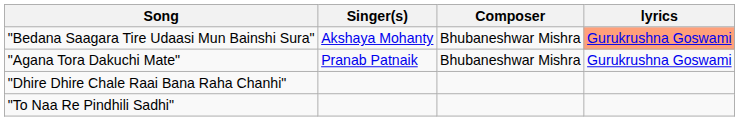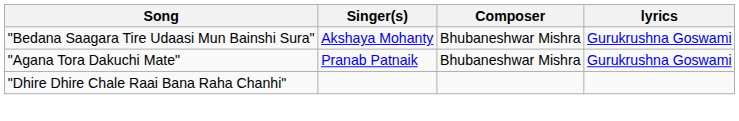(659, 38) lightsalmon background -> (659, 38) no background
- row: (91, 105)
